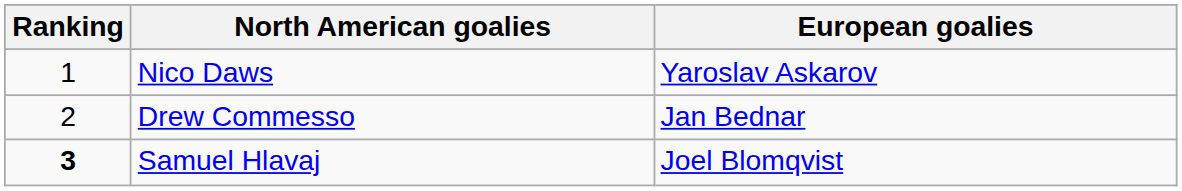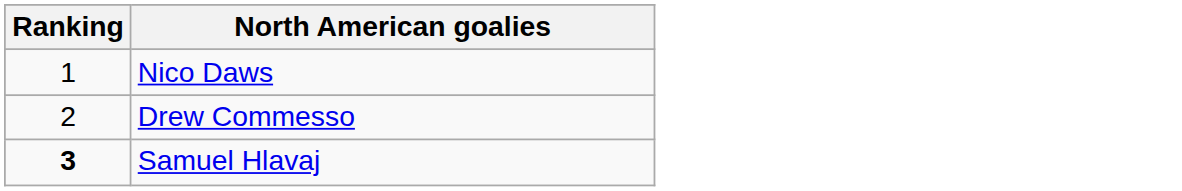- column: (915, 26)
